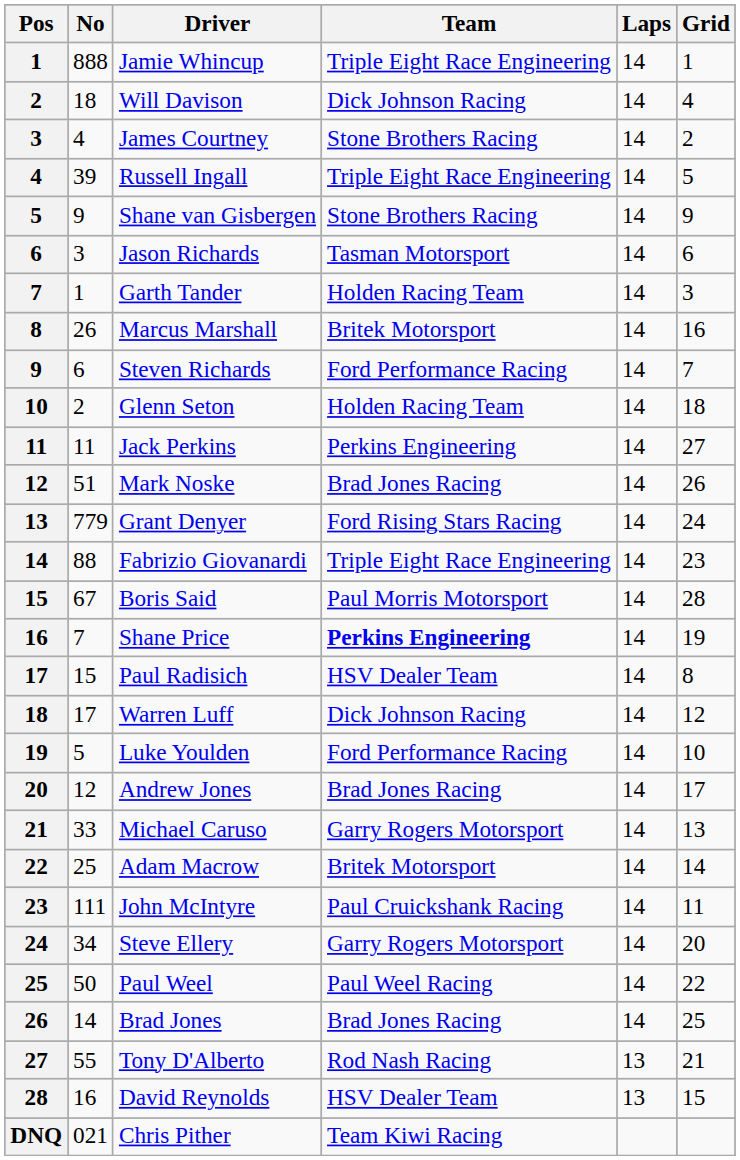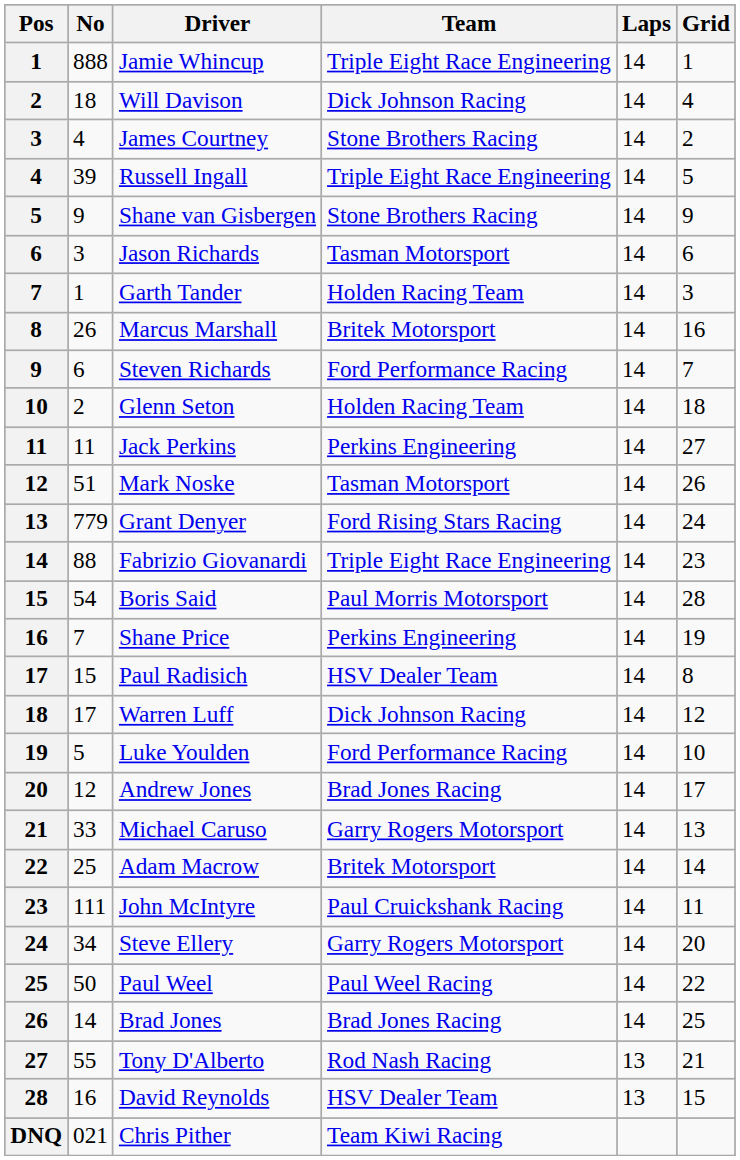(414, 483) Brad Jones Racing -> (418, 483) Tasman Motorsport
(85, 598) 67 -> (85, 598) 54
(429, 637) bold -> (422, 637) normal
